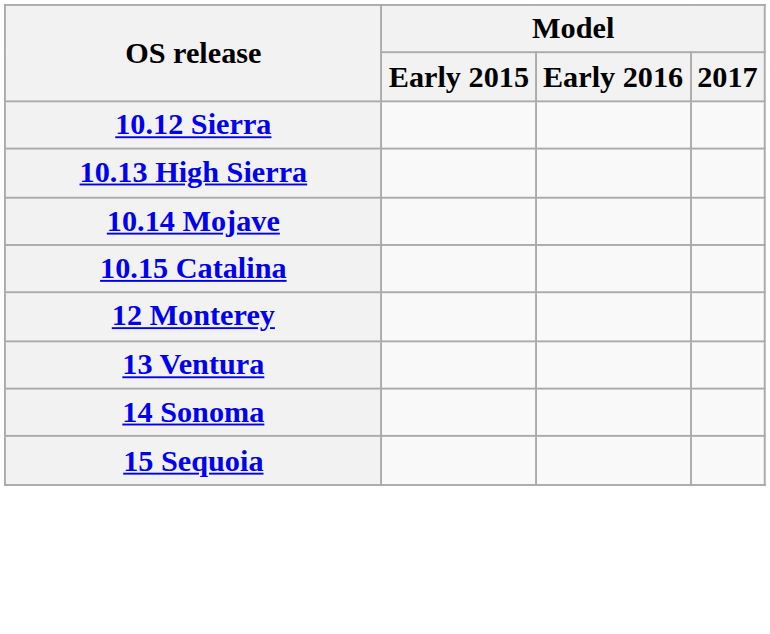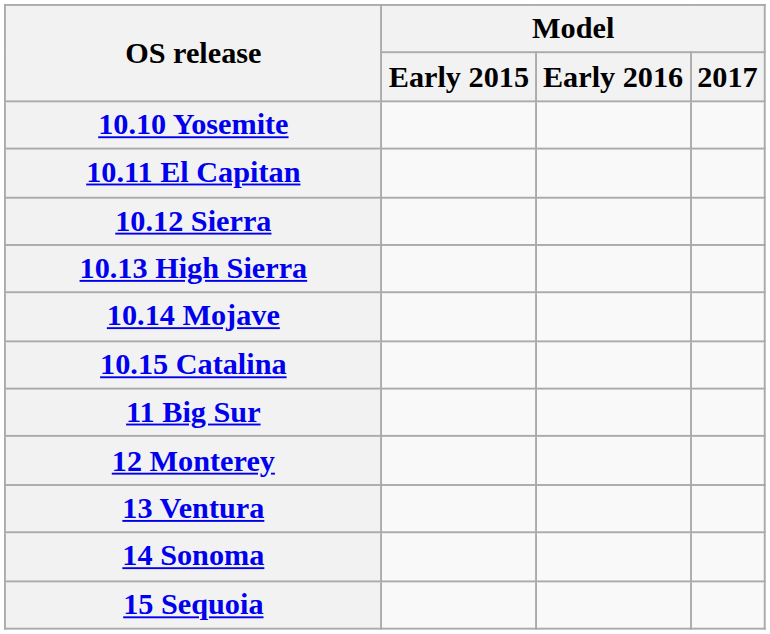+ row: (193, 124)
+ row: (193, 172)
+ row: (193, 412)
